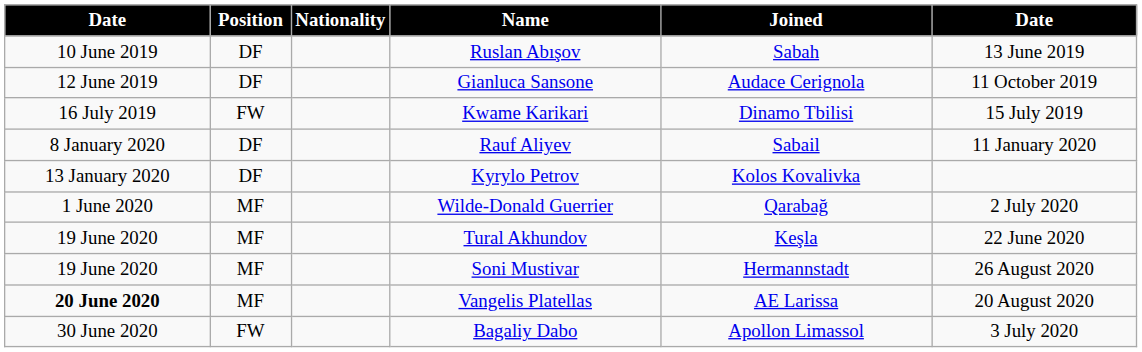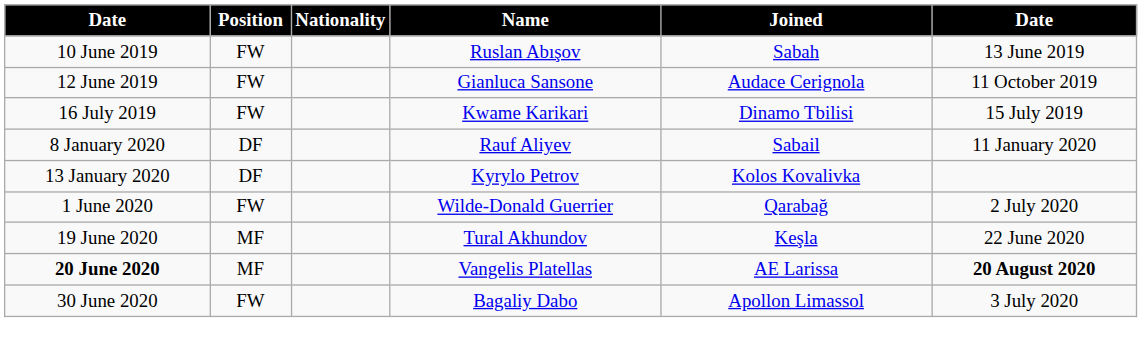(250, 51) DF -> (250, 51) FW
(250, 82) DF -> (250, 82) FW
(250, 207) MF -> (250, 207) FW
- row: (525, 269)
(1034, 300) normal -> (1034, 269) bold
